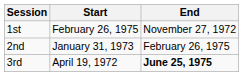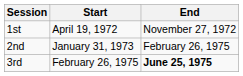(95, 29) February 26, 1975 -> (85, 29) April 19, 1972
(85, 63) April 19, 1972 -> (95, 63) February 26, 1975
